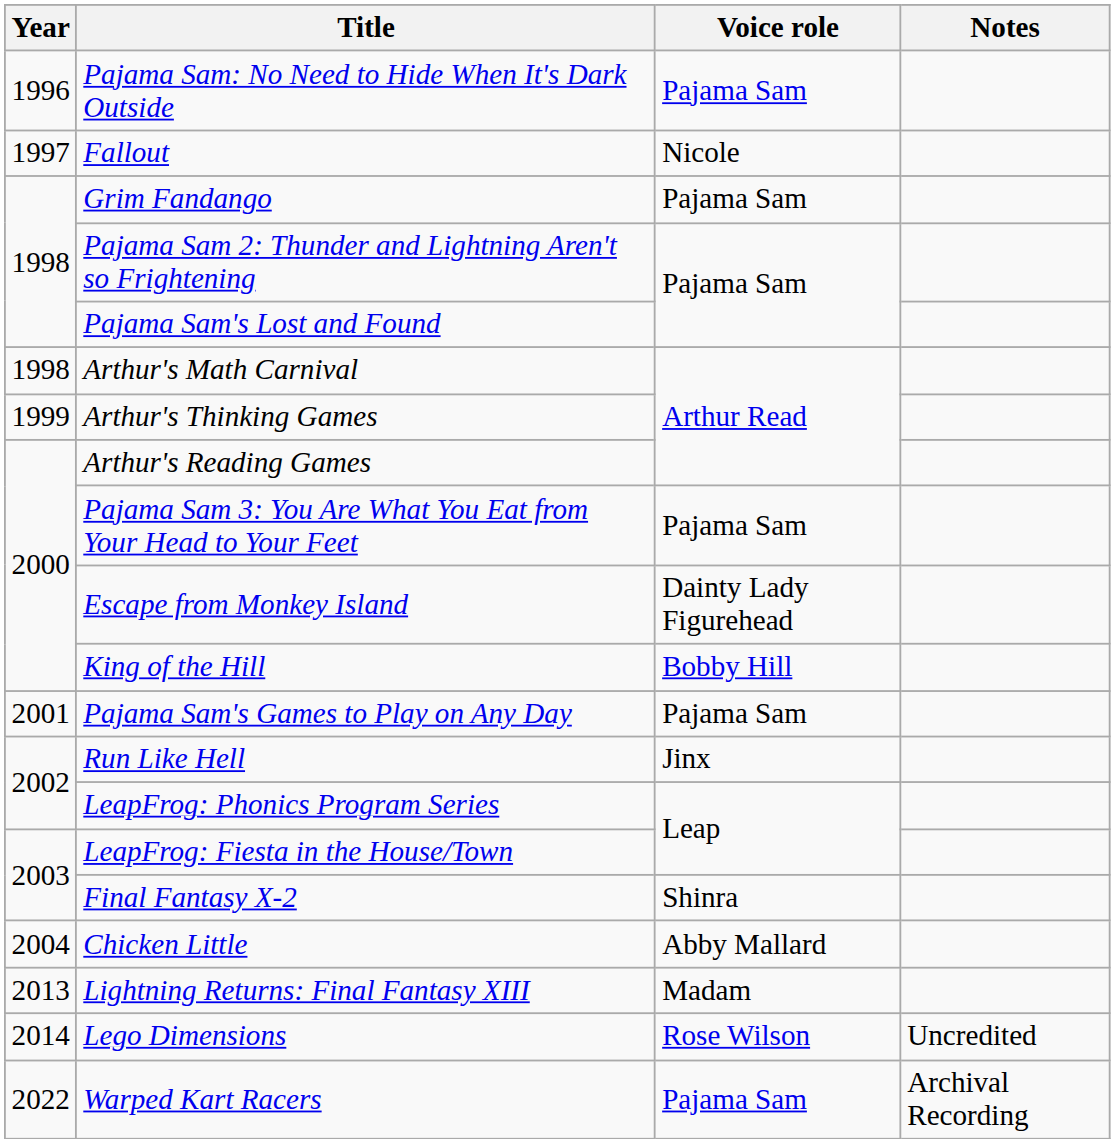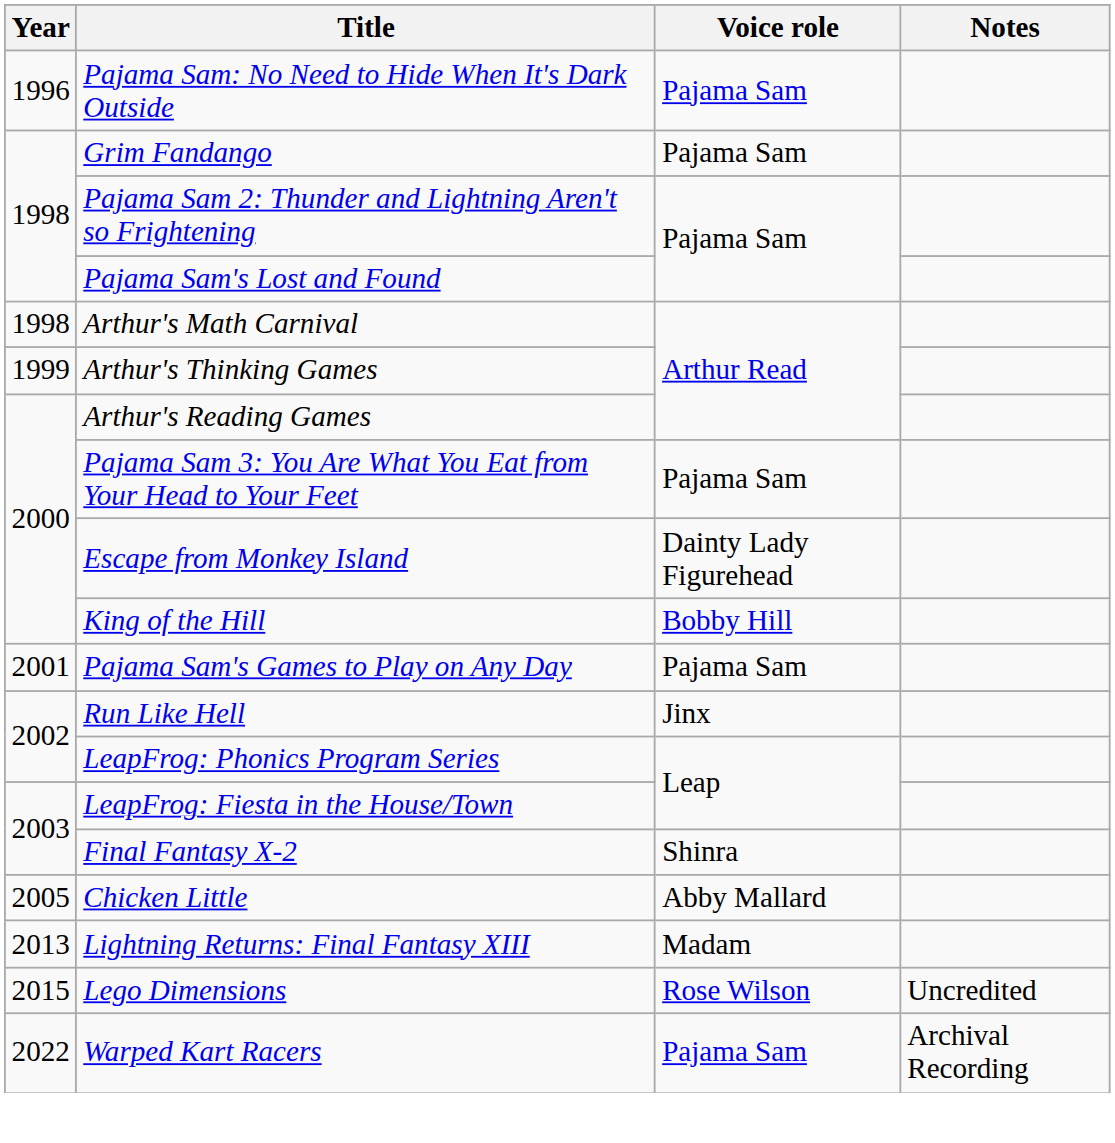- row: (126, 152)
(41, 943) 2004 -> (41, 897) 2005
(41, 1036) 2014 -> (41, 989) 2015
